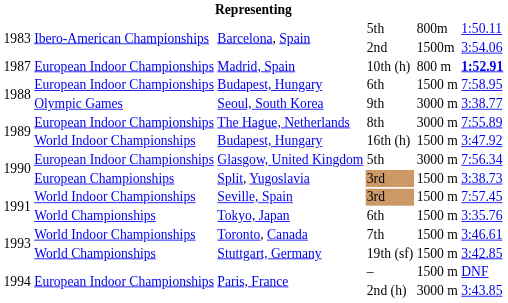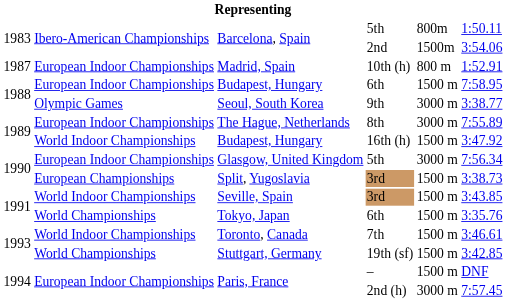(482, 66) bold -> (482, 66) normal
(482, 197) 7:57.45 -> (482, 197) 3:43.85
(482, 290) 3:43.85 -> (482, 290) 7:57.45
